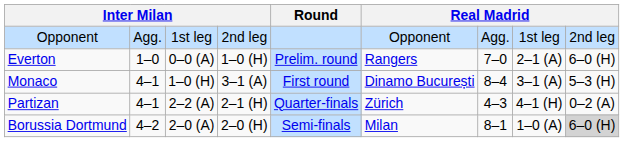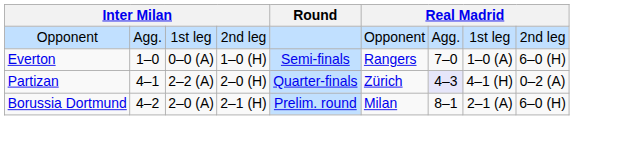(316, 59) Prelim. round -> (315, 59) Semi-finals
(539, 59) 2–1 (A) -> (490, 59) 1–0 (A)
- row: (32, 81)
(244, 103) 2–1 (H) -> (244, 81) 2–0 (H)
(495, 103) no background -> (446, 81) lavender background
(244, 125) 2–0 (H) -> (244, 103) 2–1 (H)
(316, 125) Semi-finals -> (315, 103) Prelim. round
(539, 125) 1–0 (A) -> (490, 103) 2–1 (A)
(592, 125) lightgrey background -> (543, 103) no background
